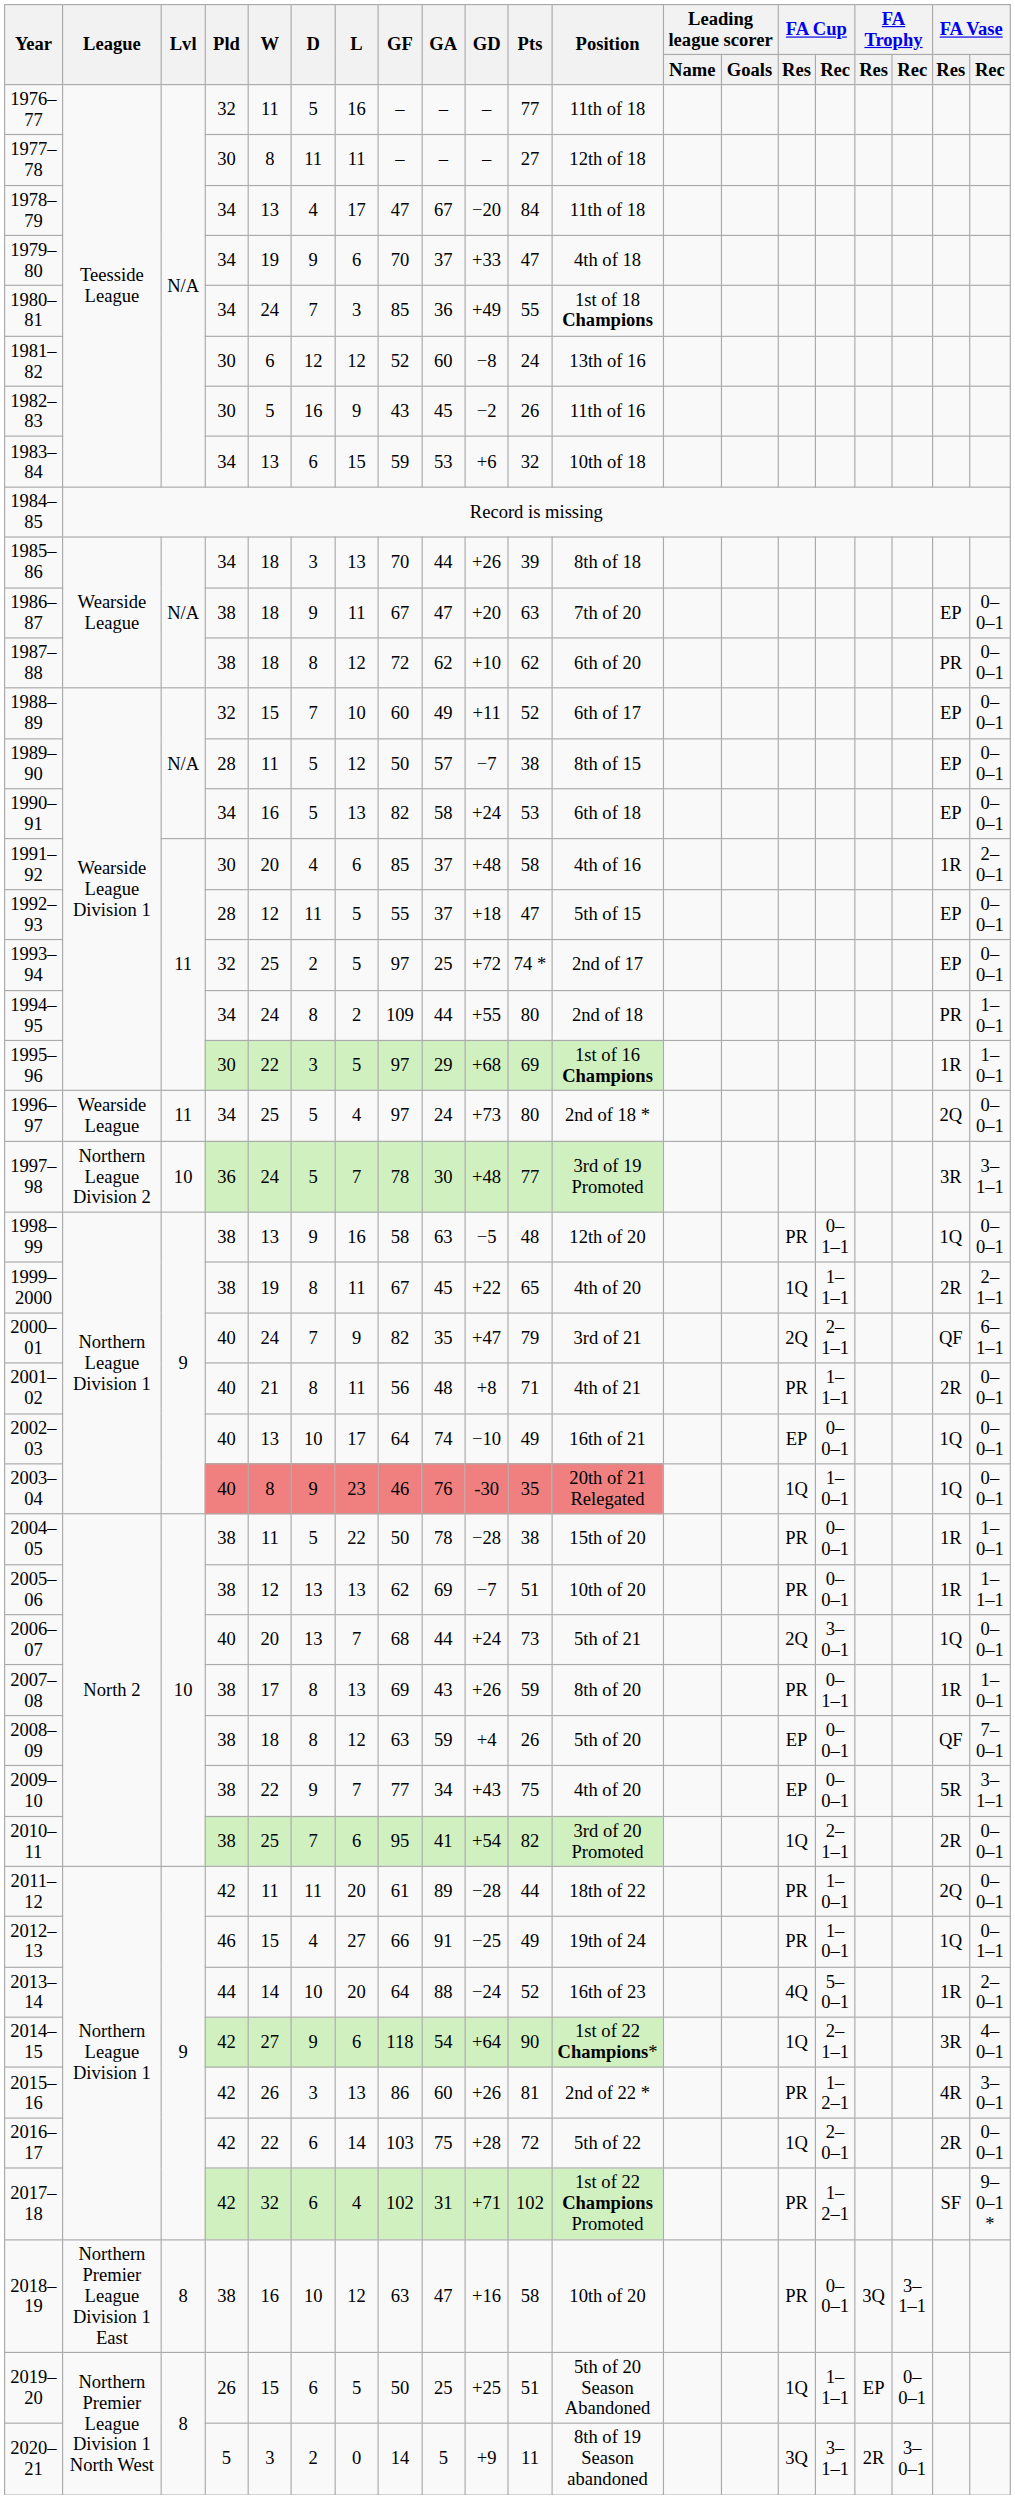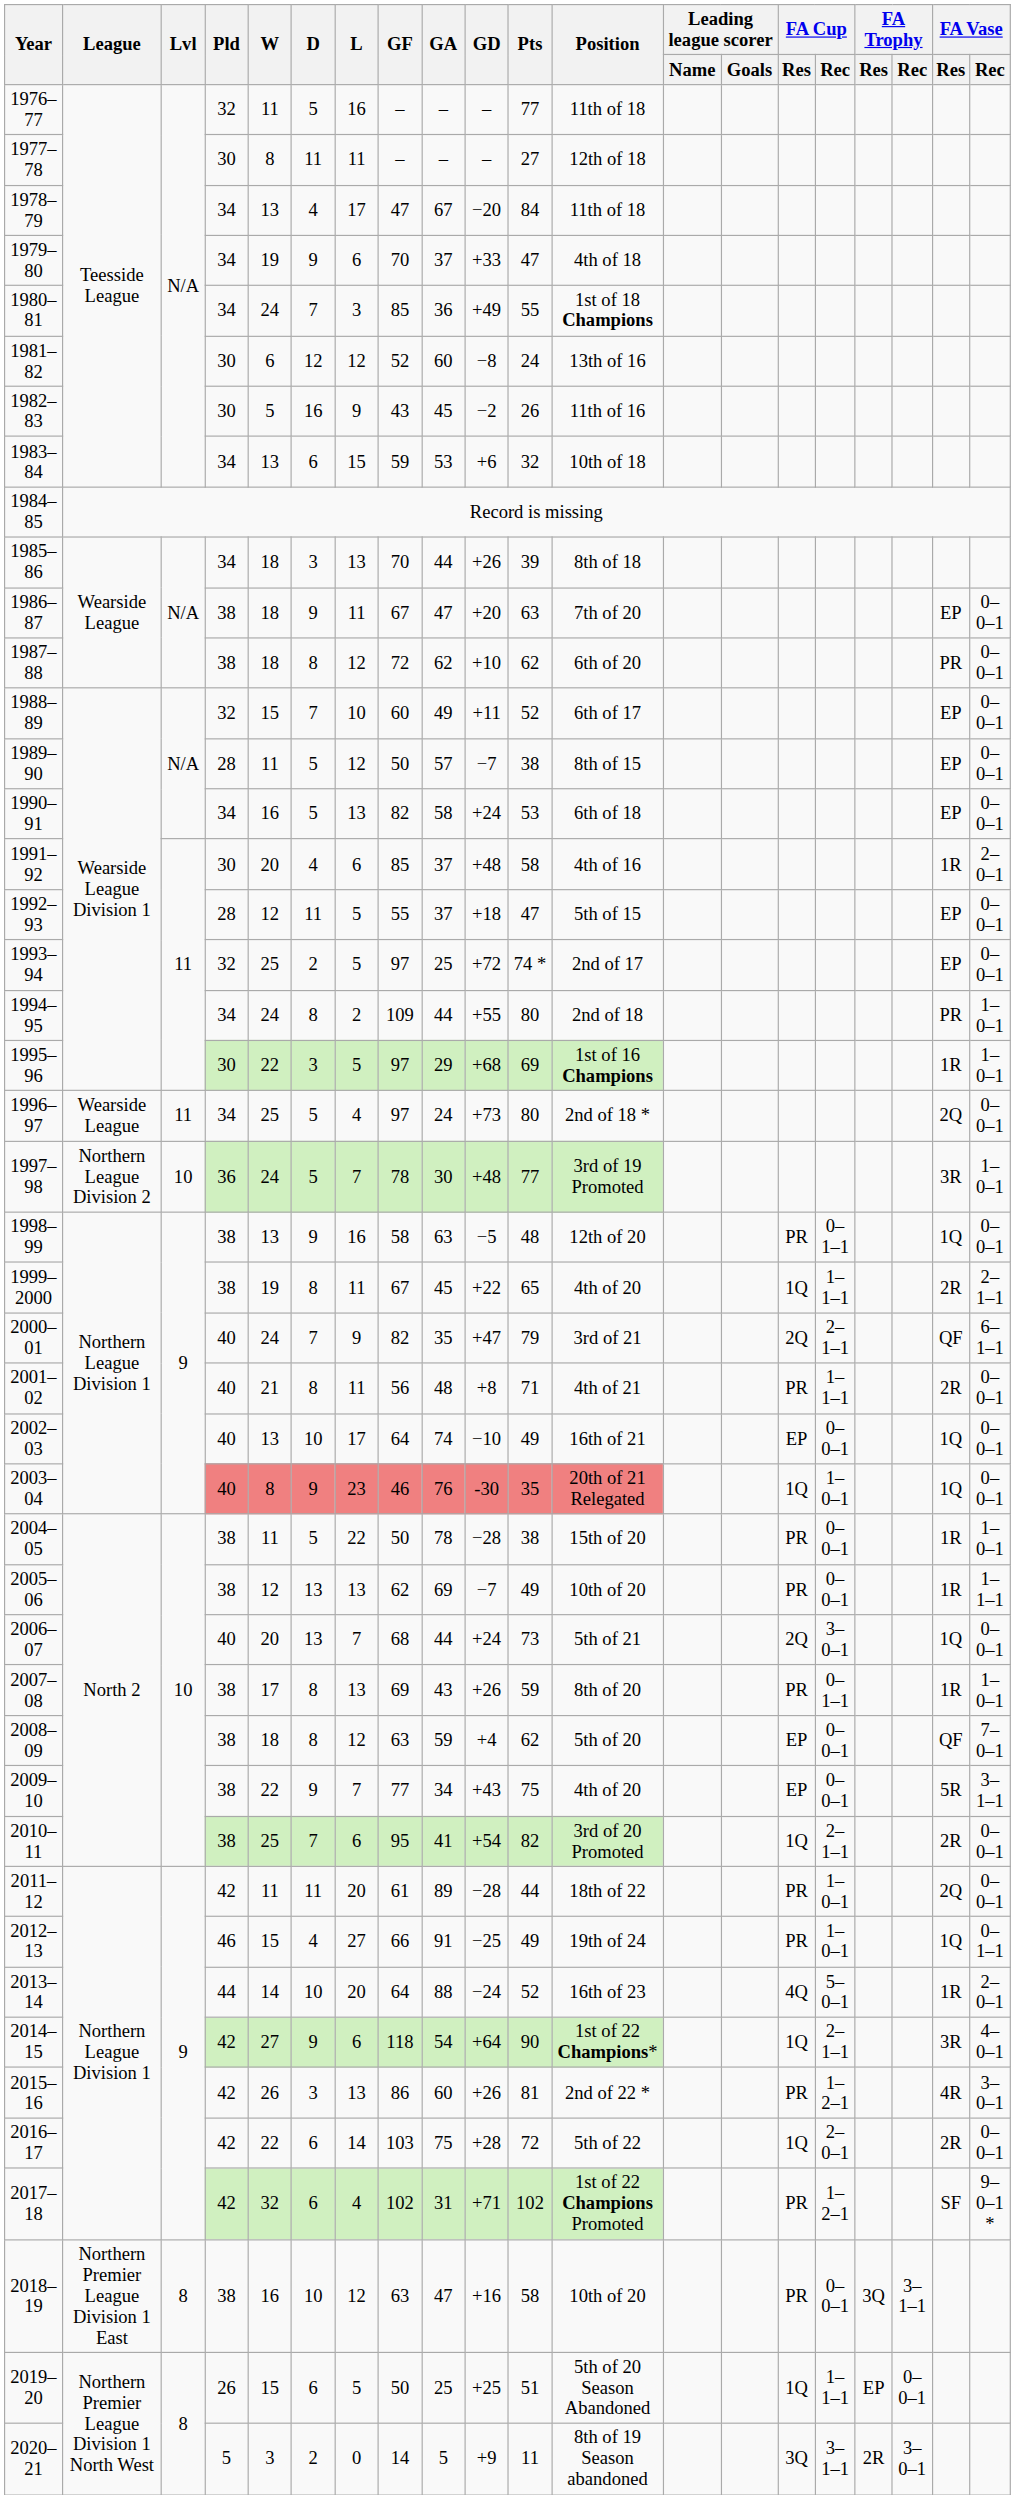(990, 1176) 3–1–1 -> (990, 1176) 1–0–1
(530, 1589) 51 -> (530, 1589) 49
(530, 1740) 26 -> (530, 1740) 62
